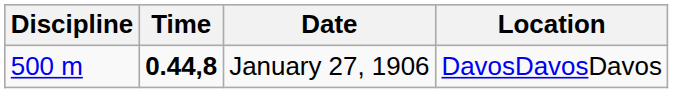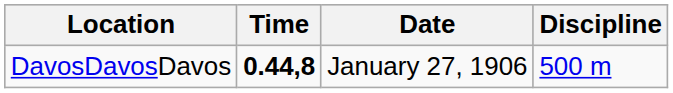columns swapped: (72, 25) <-> (552, 25)
